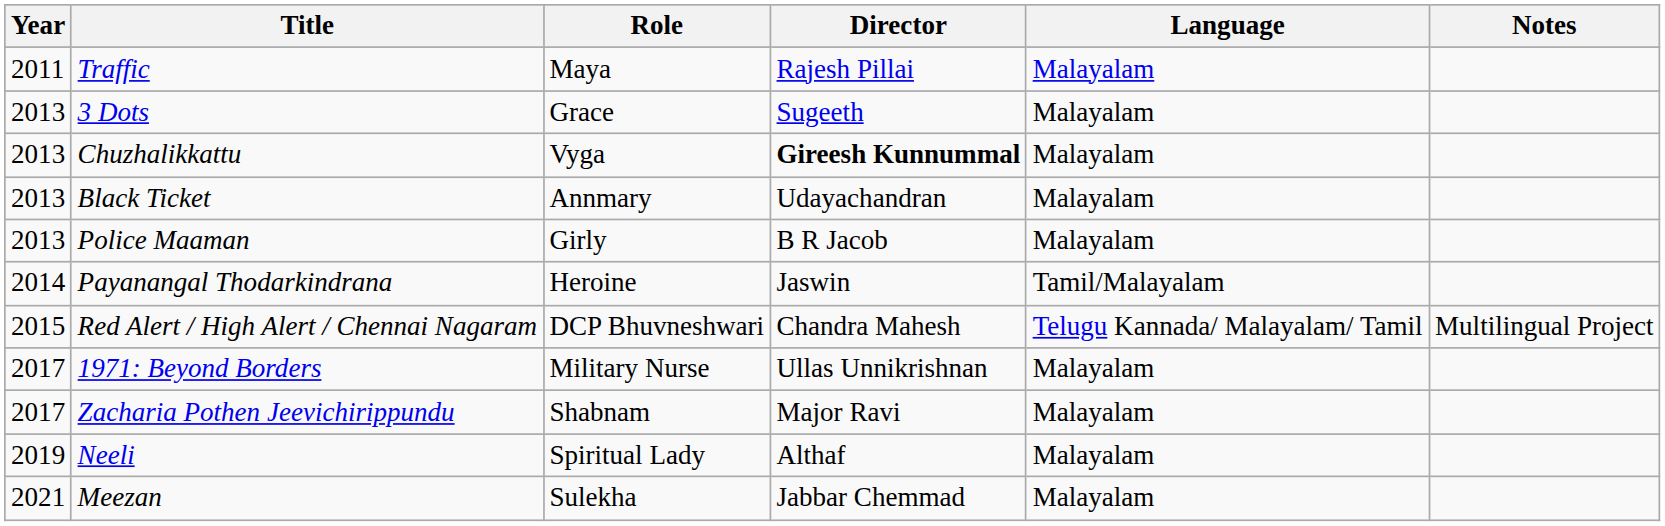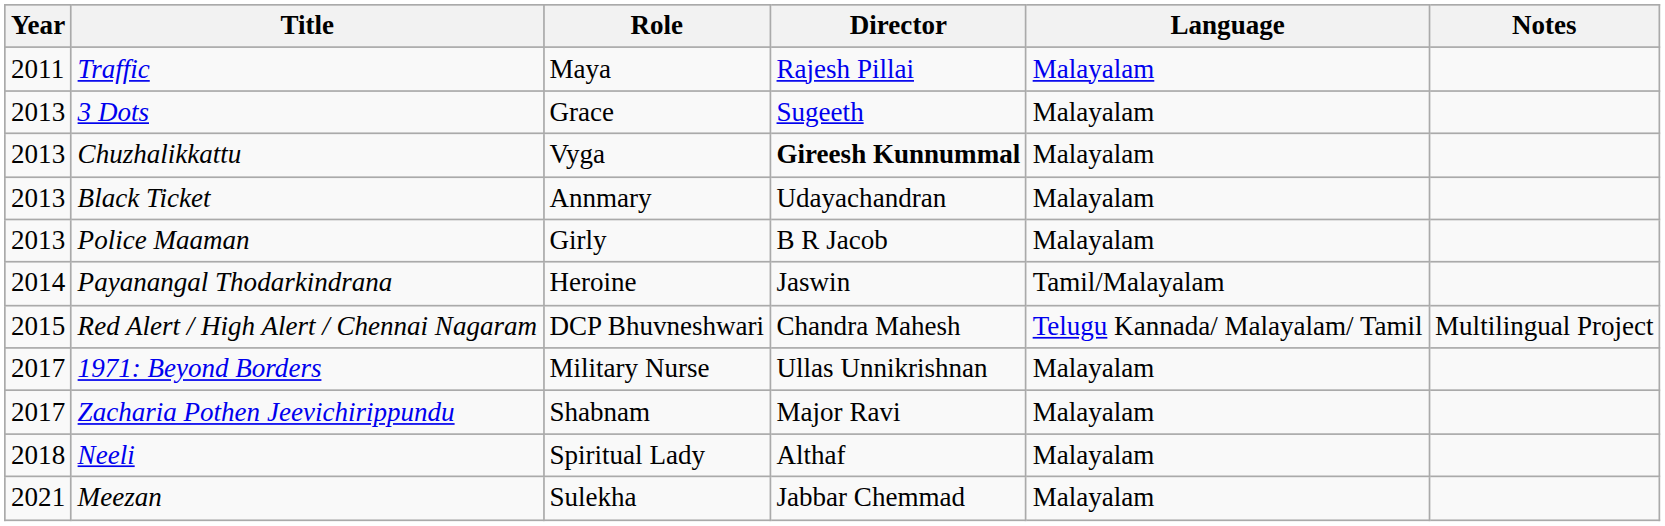(38, 454) 2019 -> (38, 454) 2018
